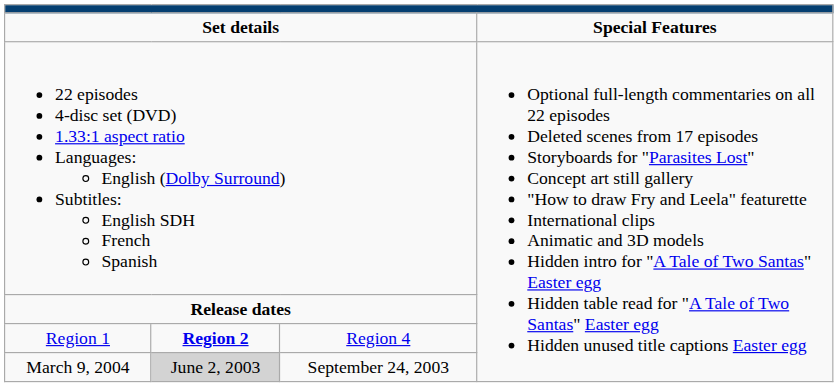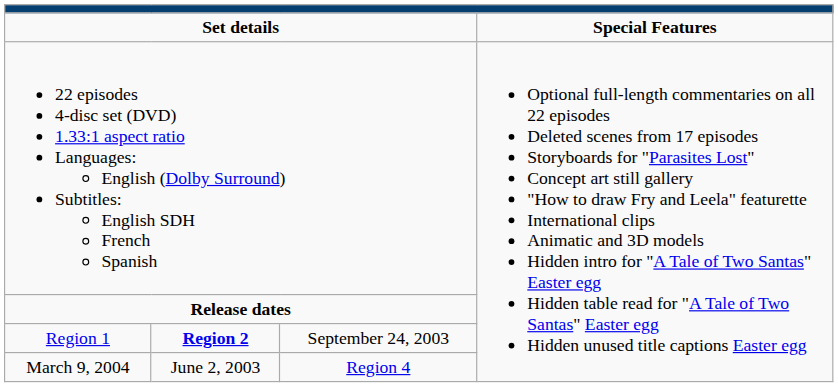(378, 337) Region 4 -> (378, 337) September 24, 2003
(216, 366) lightgrey background -> (216, 366) no background
(378, 366) September 24, 2003 -> (378, 366) Region 4
